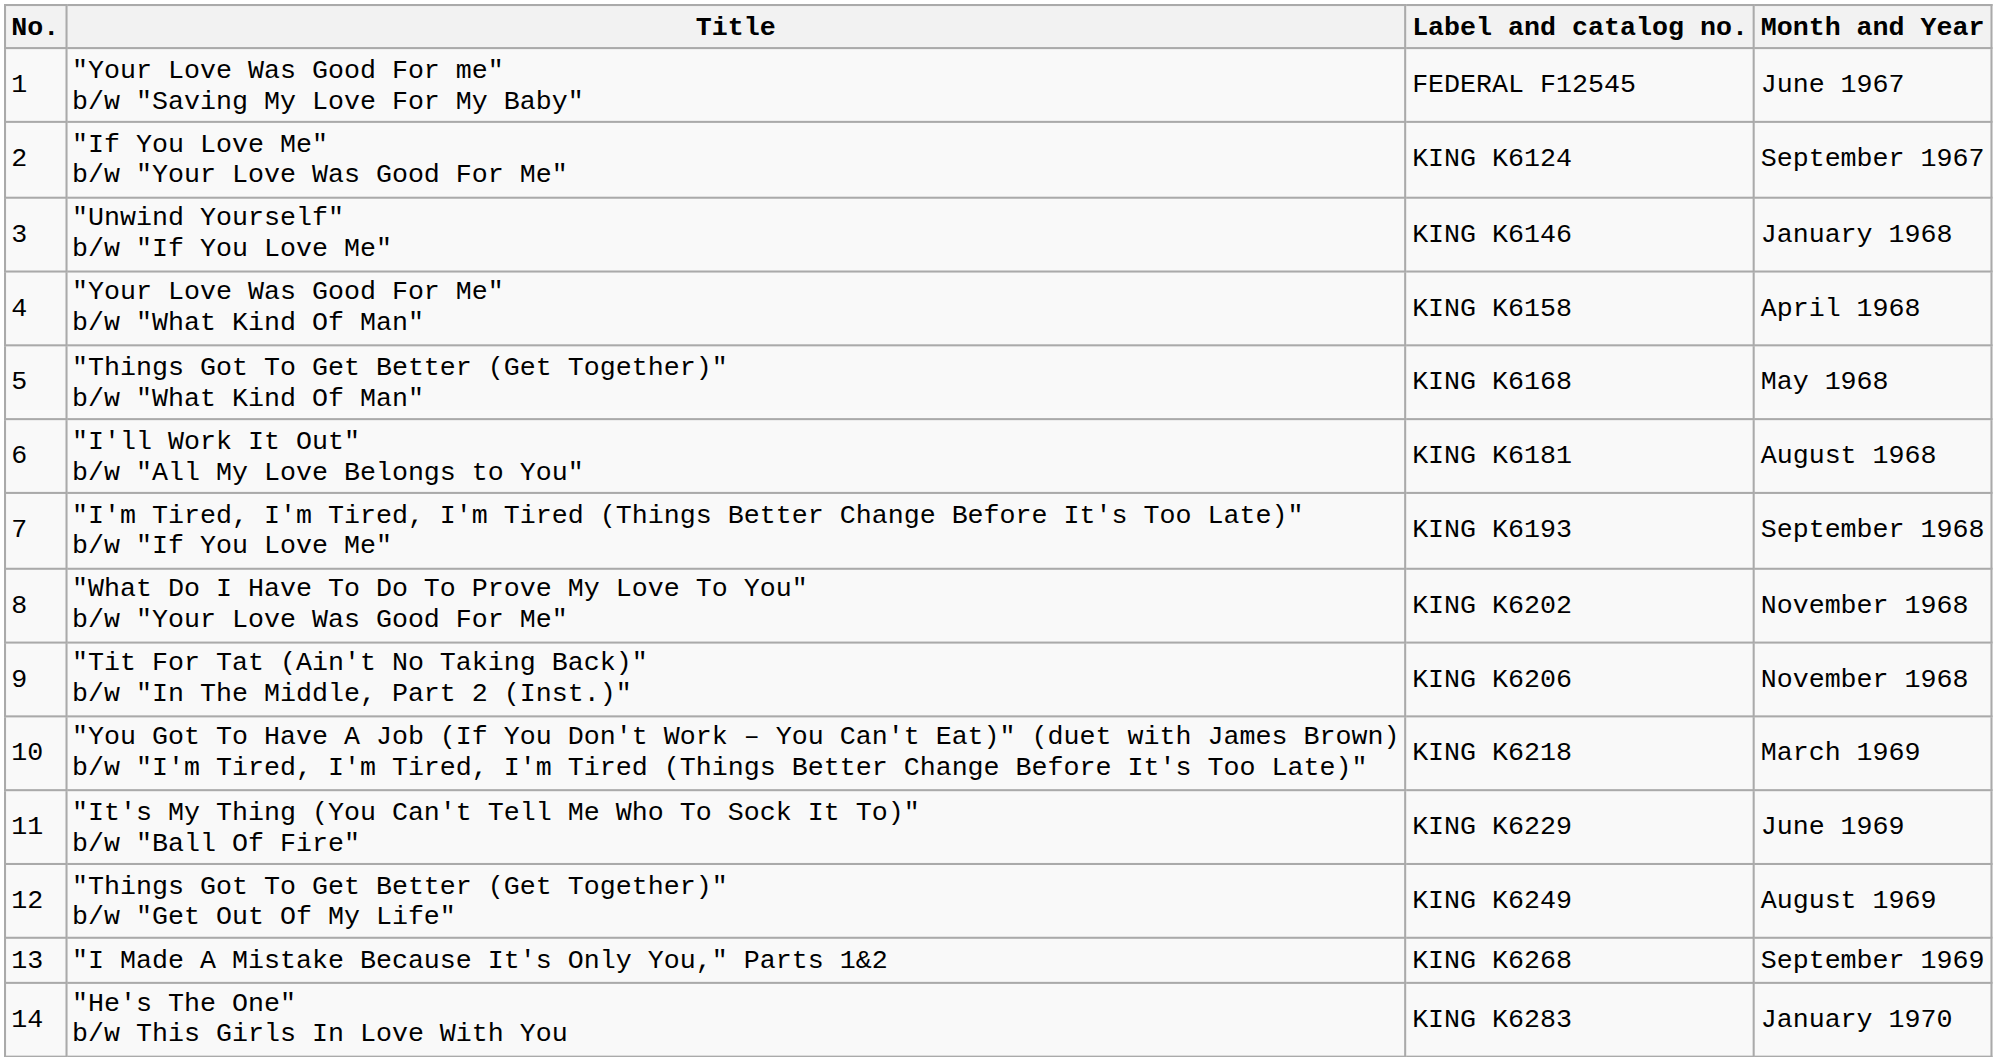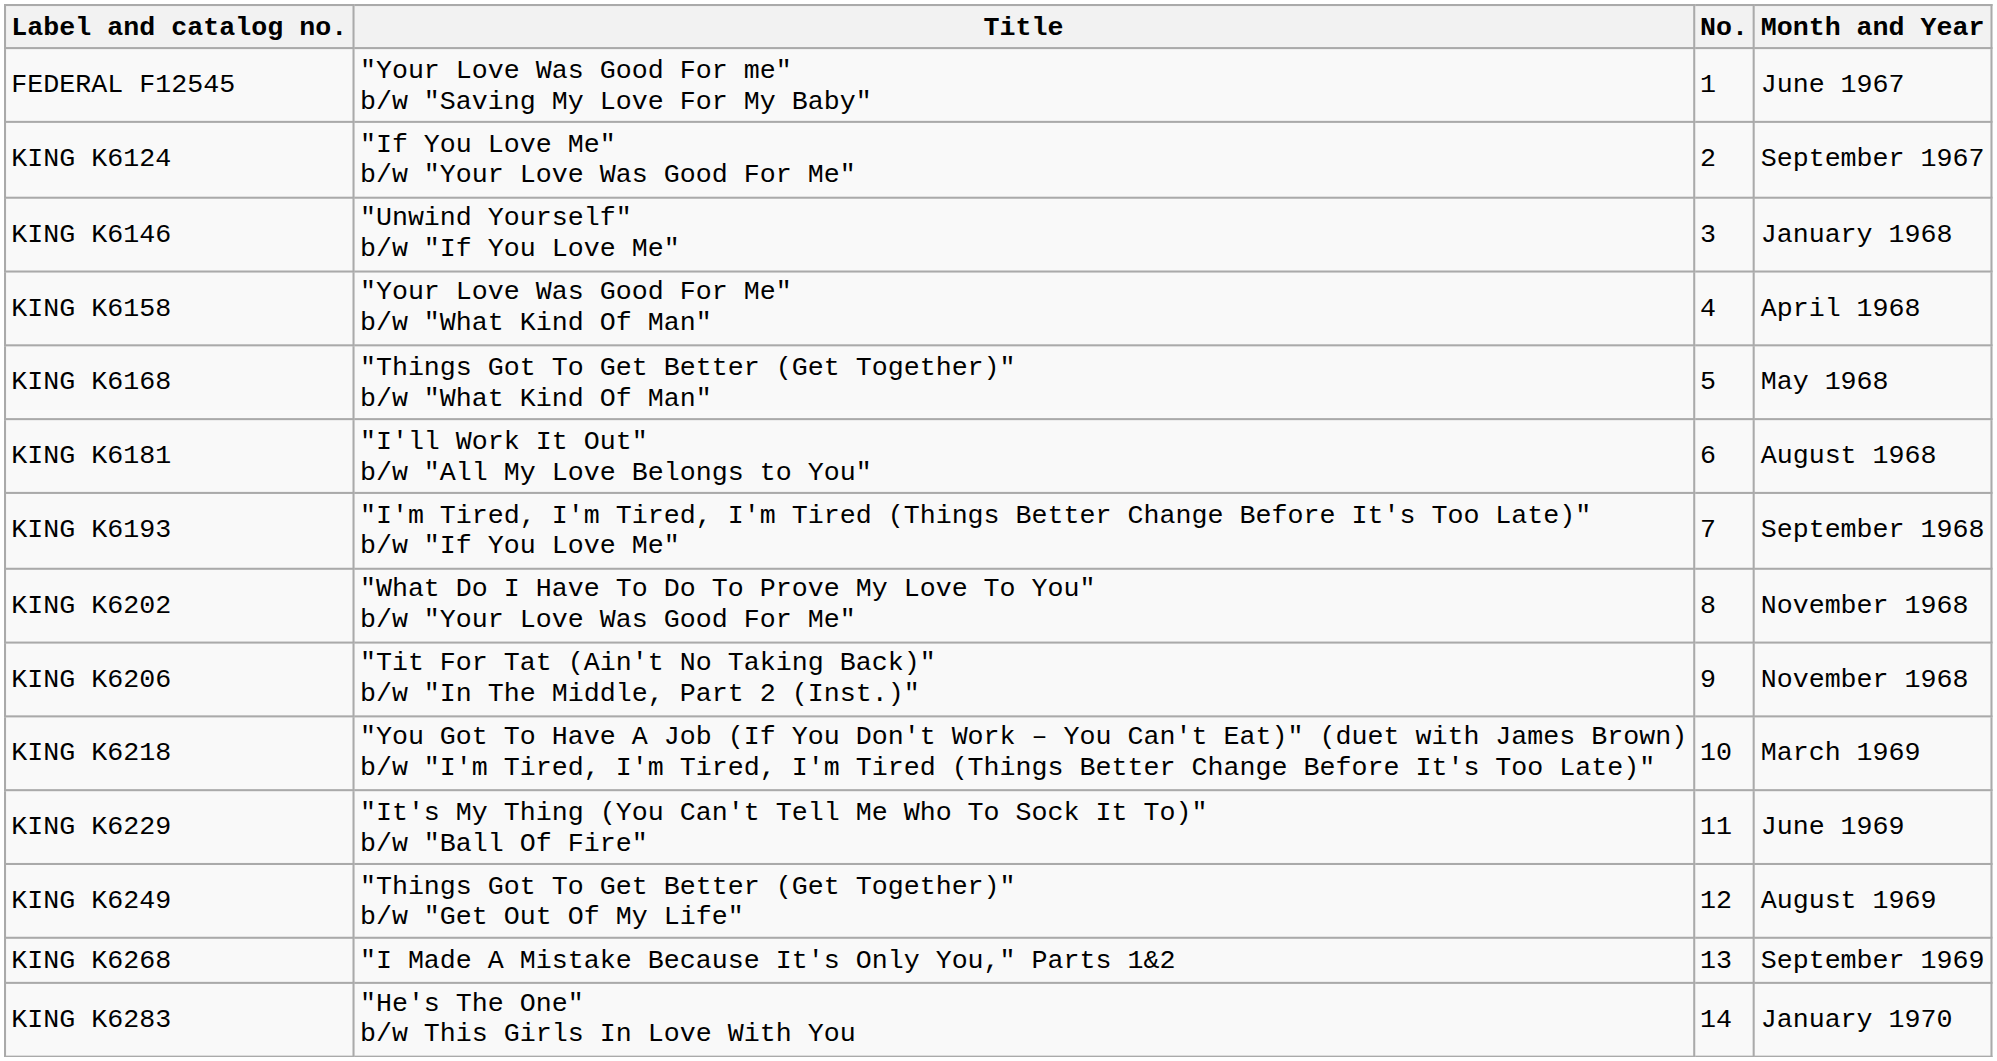columns swapped: (35, 27) <-> (1580, 27)
